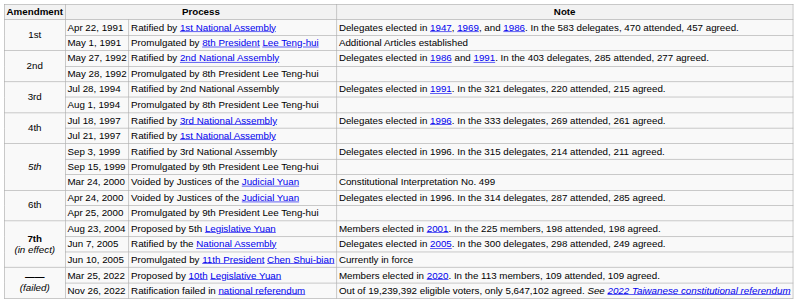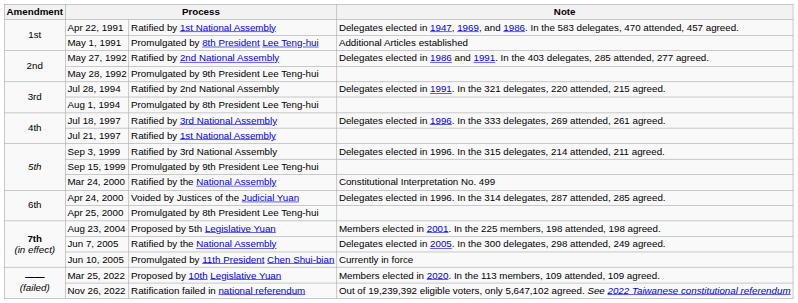(225, 74) Promulgated by 8th President Lee Teng-hui -> (225, 74) Promulgated by 9th President Lee Teng-hui
(215, 182) Voided by Justices of the Judicial Yuan -> (204, 182) Ratified by the National Assembly
(225, 213) Promulgated by 9th President Lee Teng-hui -> (225, 213) Promulgated by 8th President Lee Teng-hui
